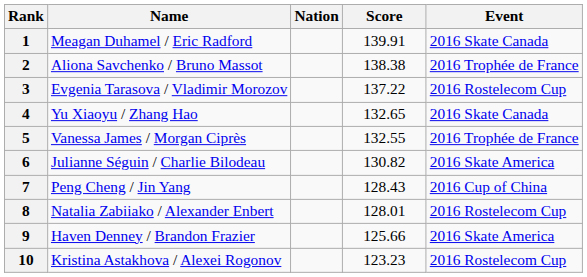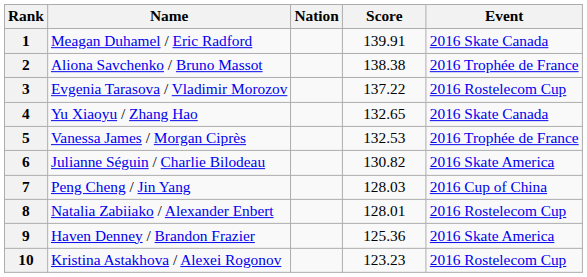(384, 138) 132.55 -> (384, 138) 132.53
(384, 187) 128.43 -> (384, 187) 128.03
(384, 235) 125.66 -> (384, 235) 125.36
